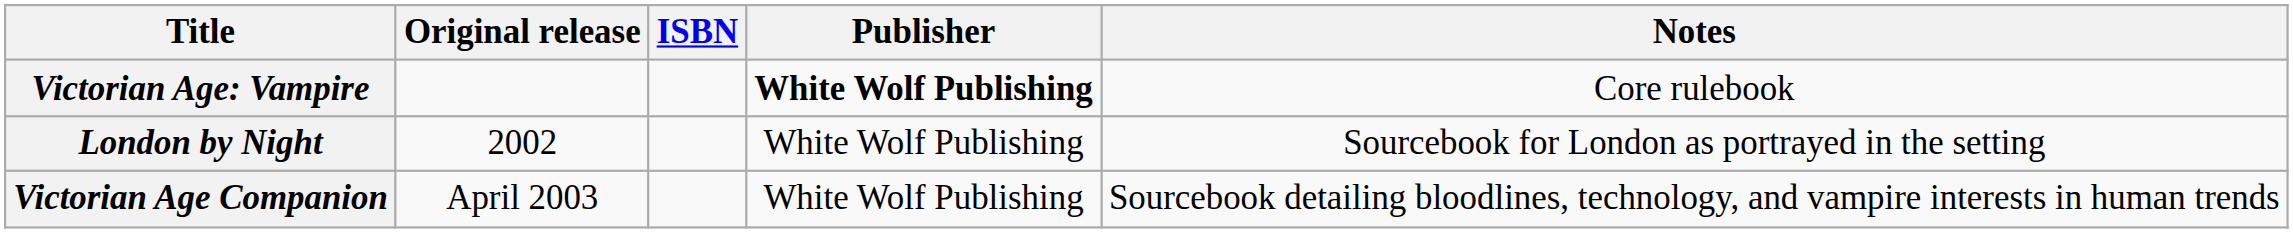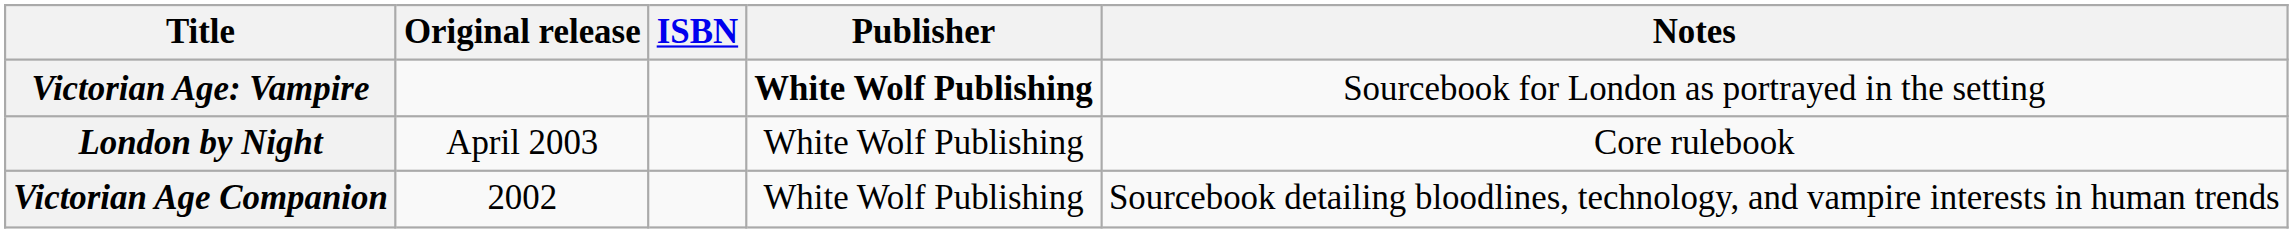(1694, 87) Core rulebook -> (1694, 87) Sourcebook for London as portrayed in the setting
(522, 142) 2002 -> (522, 142) April 2003
(1694, 142) Sourcebook for London as portrayed in the setting -> (1694, 142) Core rulebook
(522, 198) April 2003 -> (522, 198) 2002
